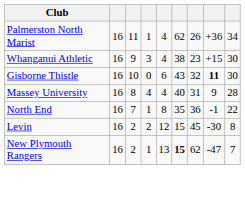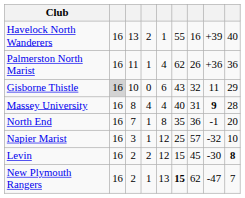+ row: (41, 36)
(233, 36) 34 -> (233, 65) 36
- row: (50, 59)
(118, 76) no background -> (118, 88) lightgrey background
(214, 76) bold -> (214, 88) normal
(233, 76) 30 -> (233, 88) 29
(214, 93) normal -> (214, 105) bold
(233, 110) 22 -> (233, 122) 20
+ row: (37, 139)
(233, 127) normal -> (233, 156) bold
